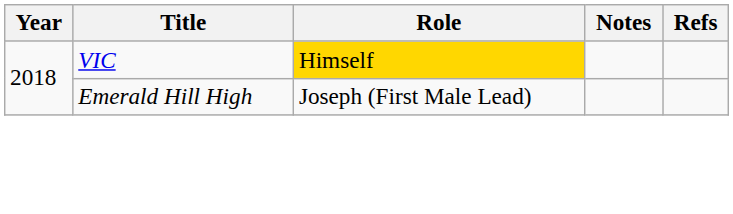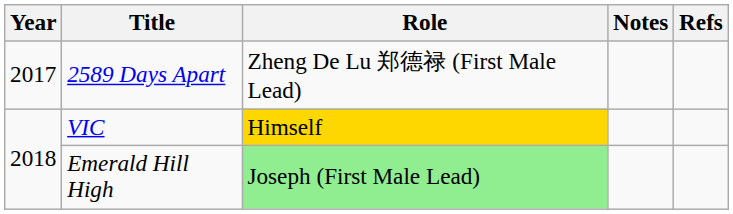+ row: (146, 74)
(415, 96) no background -> (364, 176) lightgreen background
